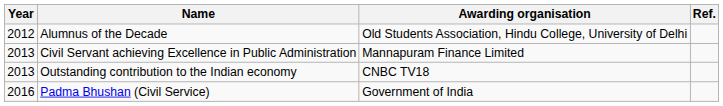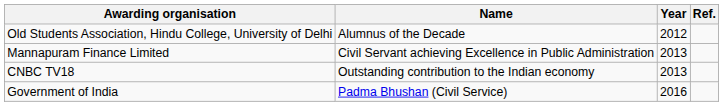columns swapped: (21, 14) <-> (525, 14)
